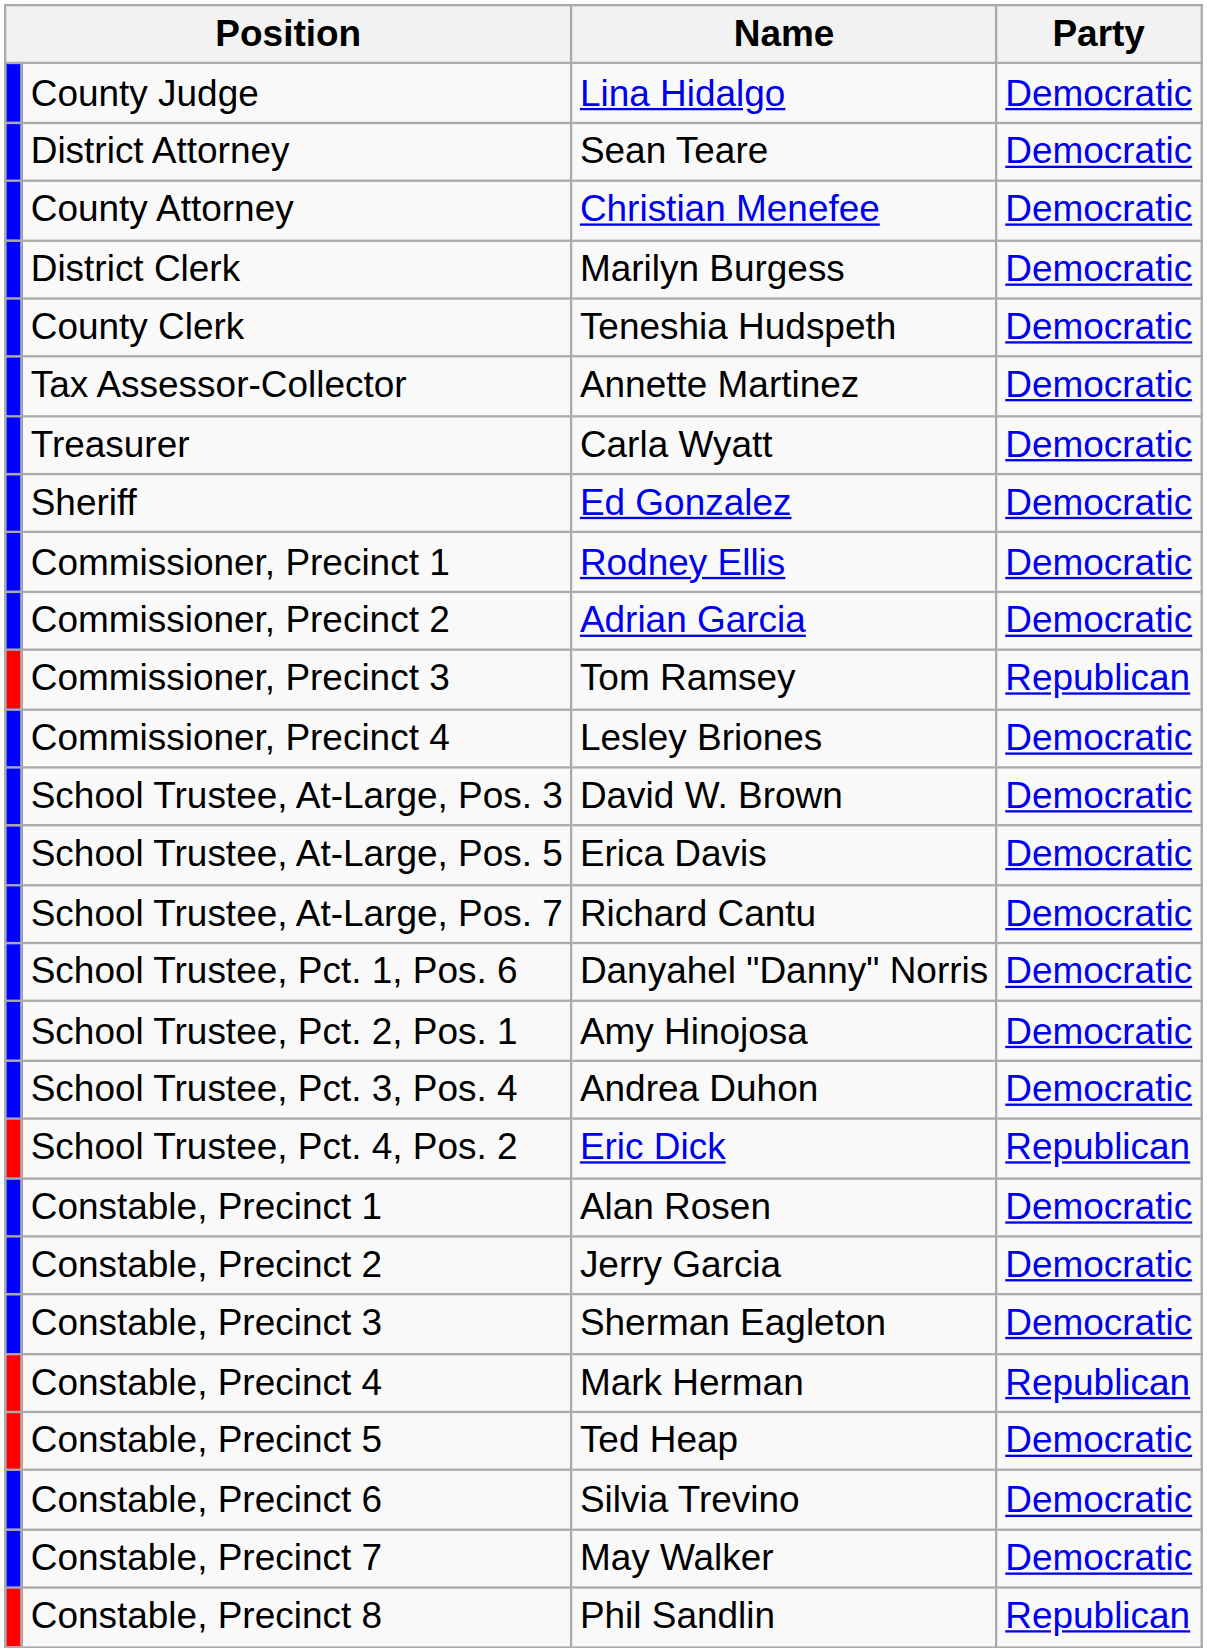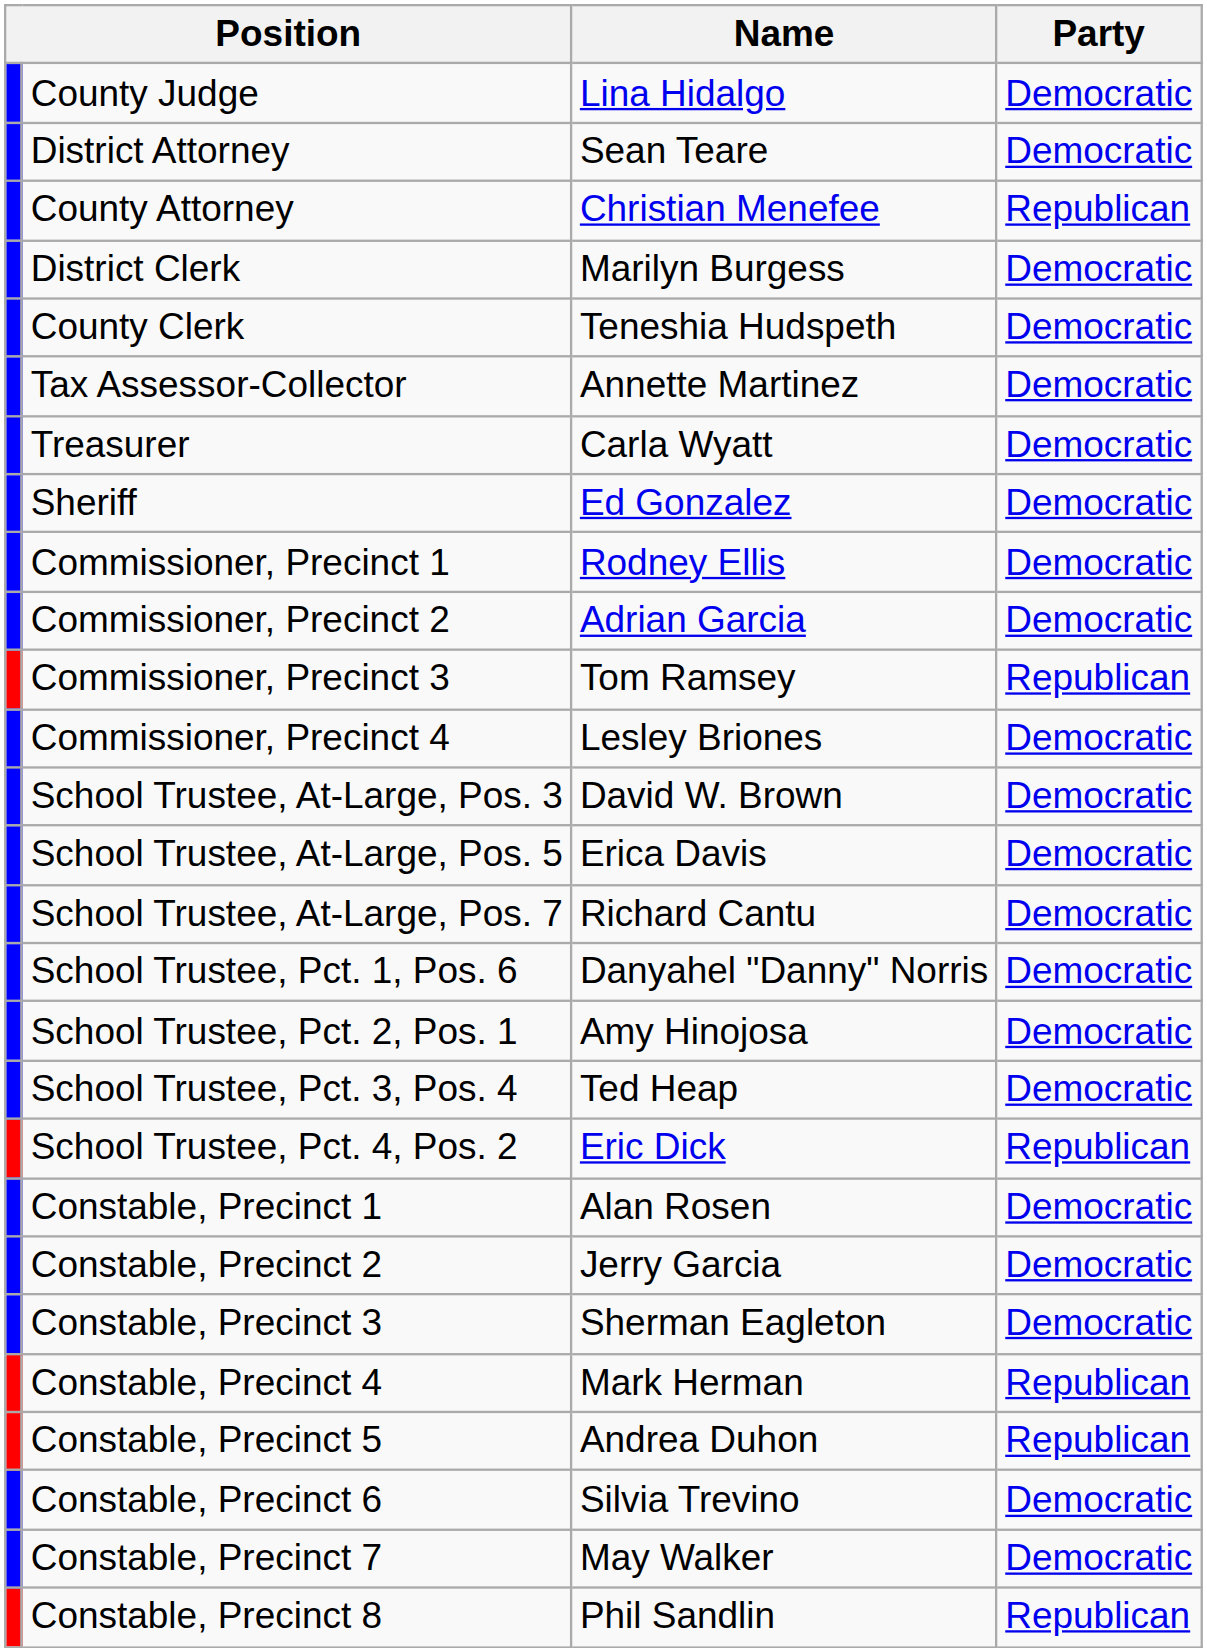(1099, 209) Democratic -> (1098, 209) Republican
(699, 1088) Andrea Duhon -> (659, 1088) Ted Heap
(659, 1440) Ted Heap -> (699, 1440) Andrea Duhon
(1099, 1440) Democratic -> (1098, 1440) Republican
